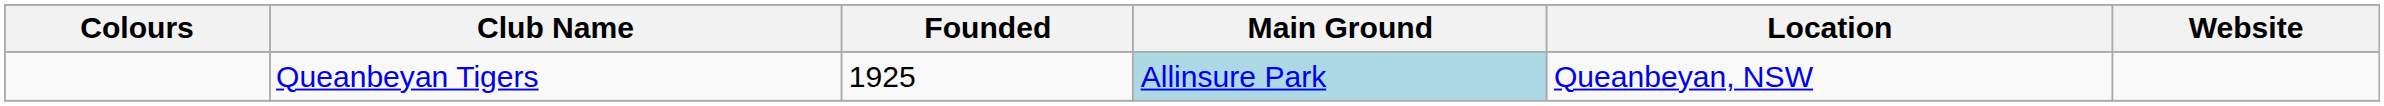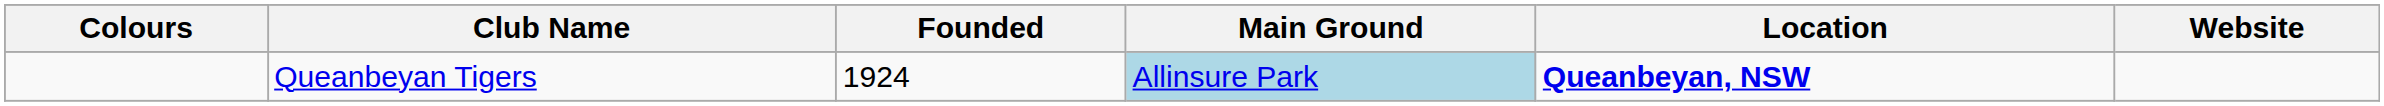(882, 76) 1925 -> (876, 76) 1924
(1683, 76) normal -> (1677, 76) bold
